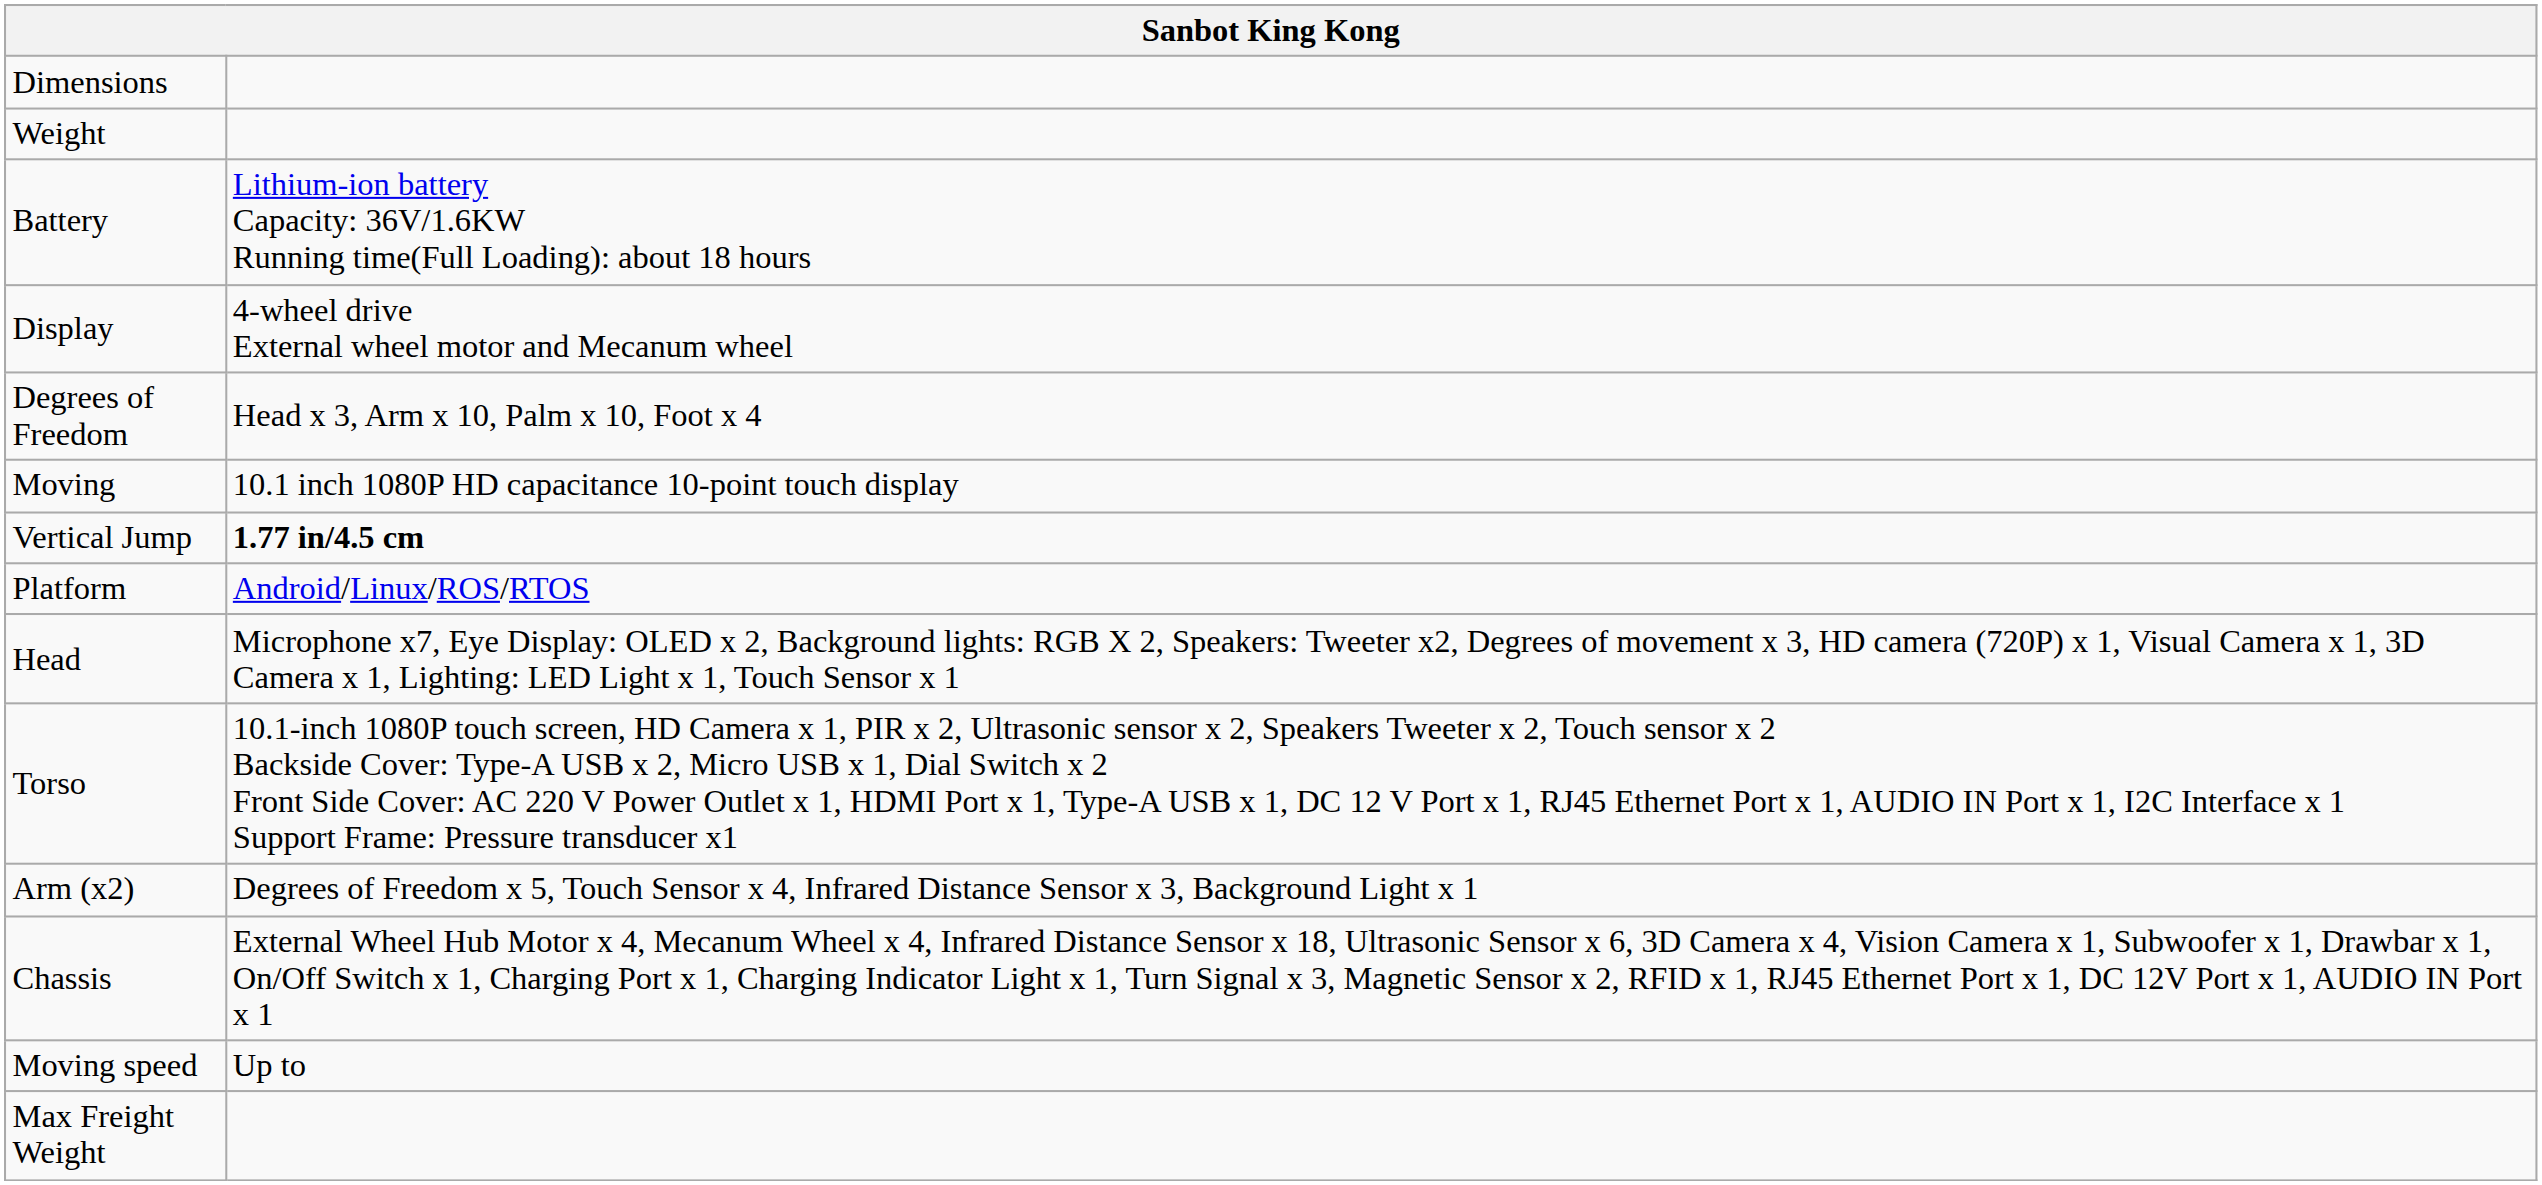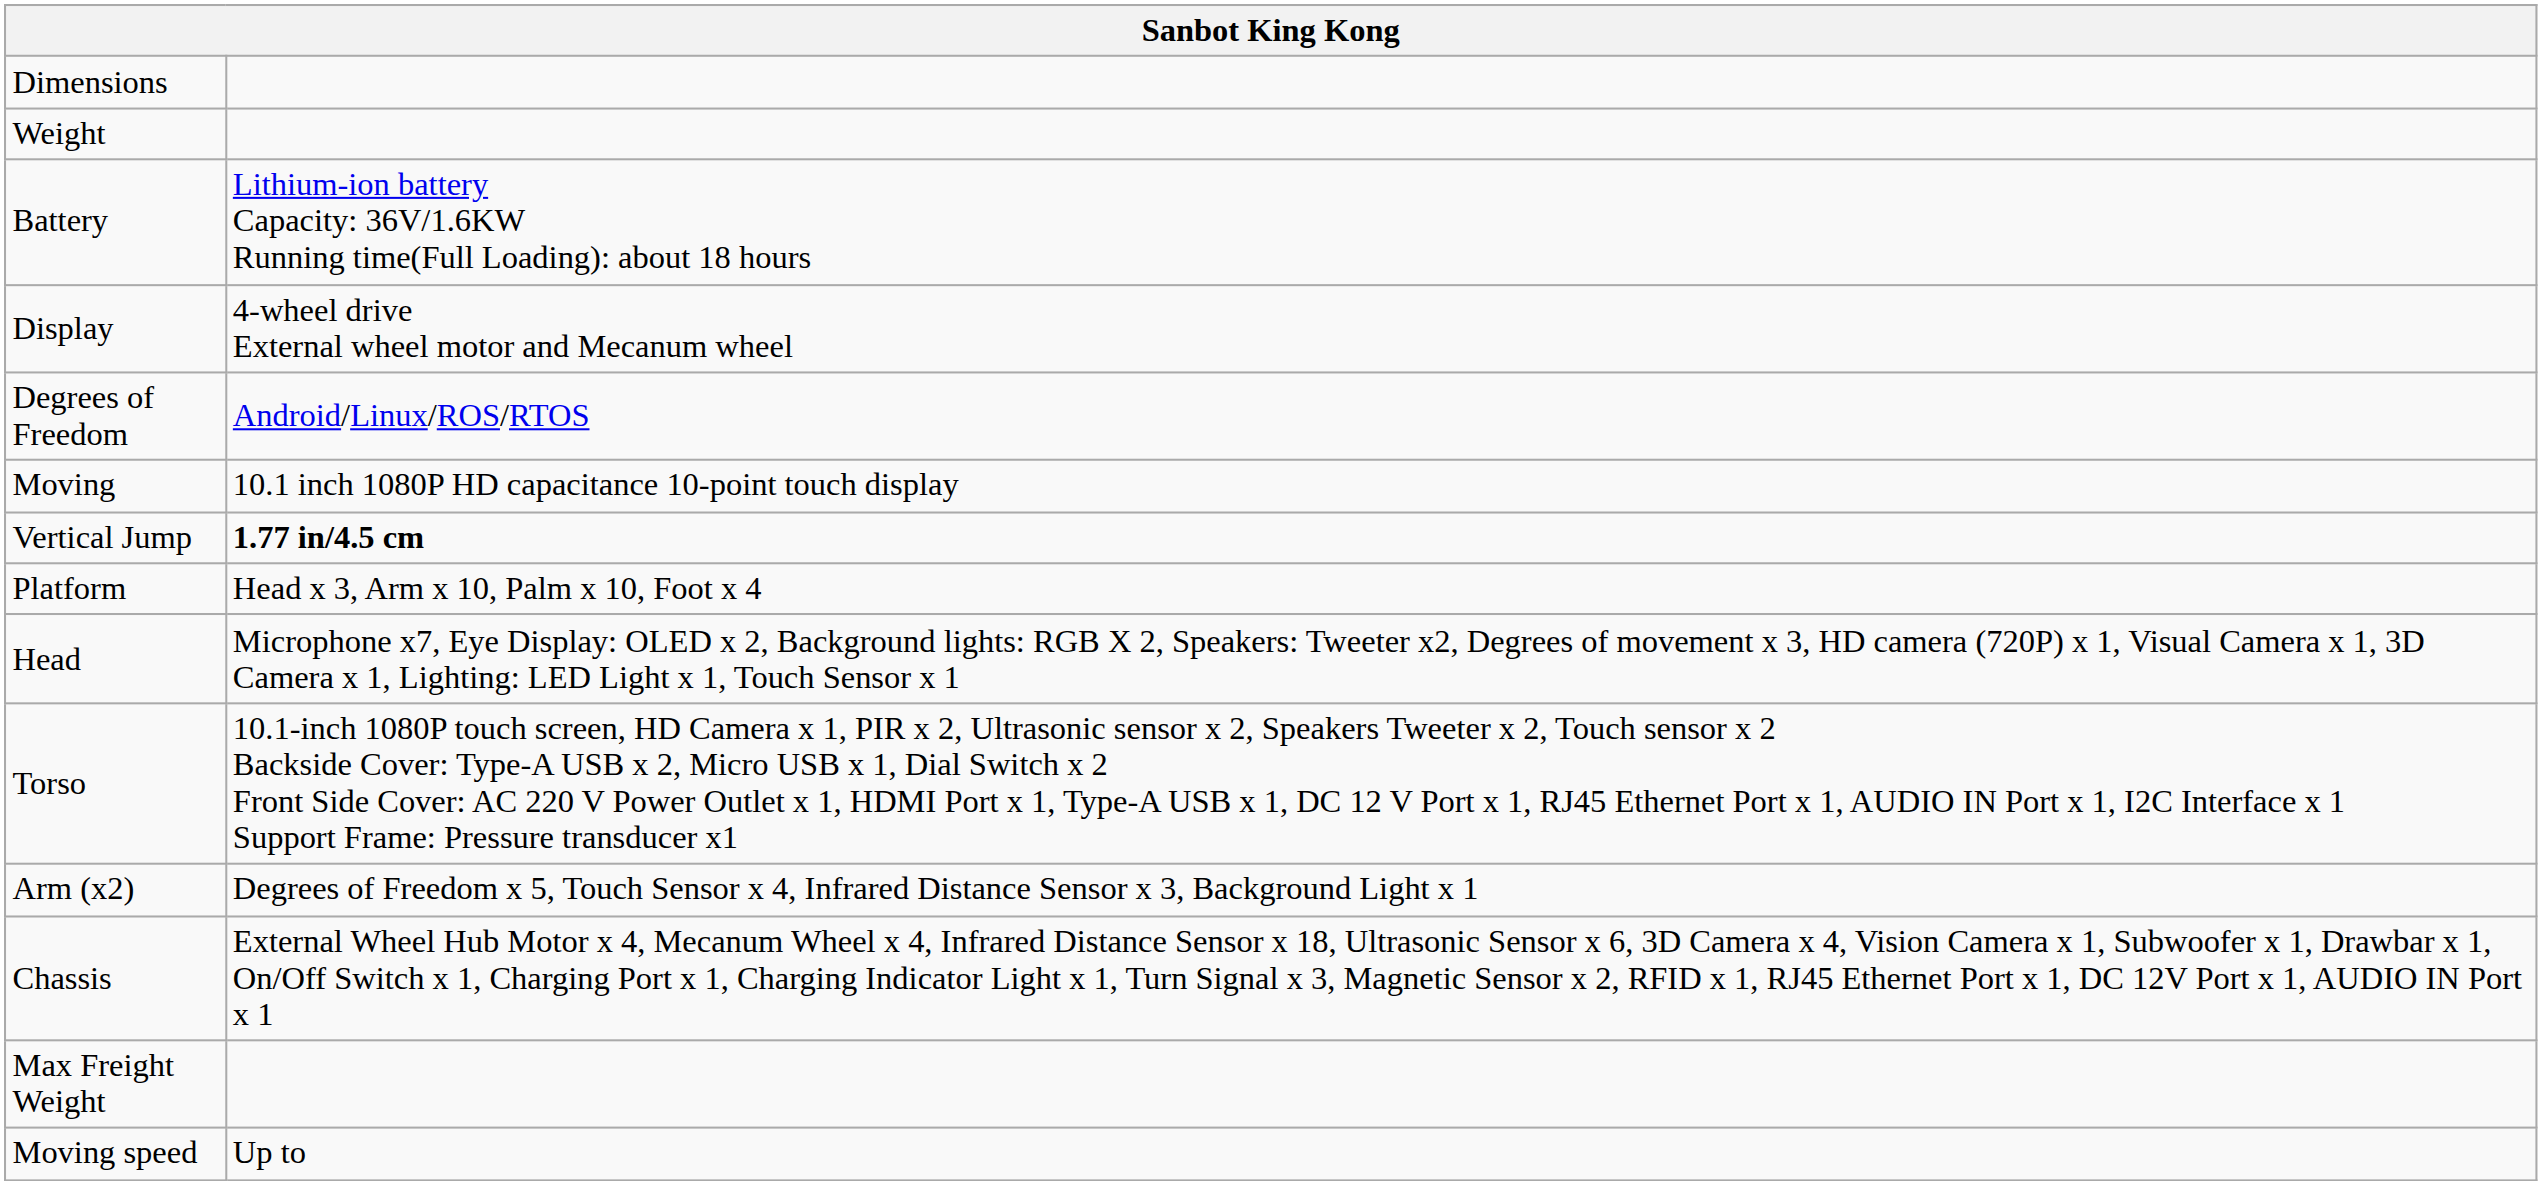(497, 415) Head x 3, Arm x 10, Palm x 10, Foot x 4 -> (411, 415) Android/Linux/ROS/RTOS
(411, 588) Android/Linux/ROS/RTOS -> (497, 588) Head x 3, Arm x 10, Palm x 10, Foot x 4
rows swapped: (105, 1065) <-> (93, 1135)
